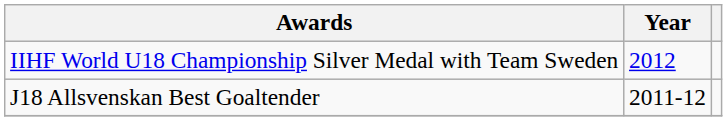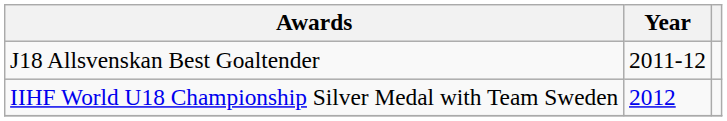rows swapped: (165, 97) <-> (314, 60)
